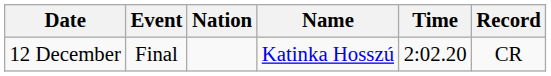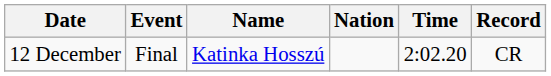columns swapped: (328, 20) <-> (222, 20)
